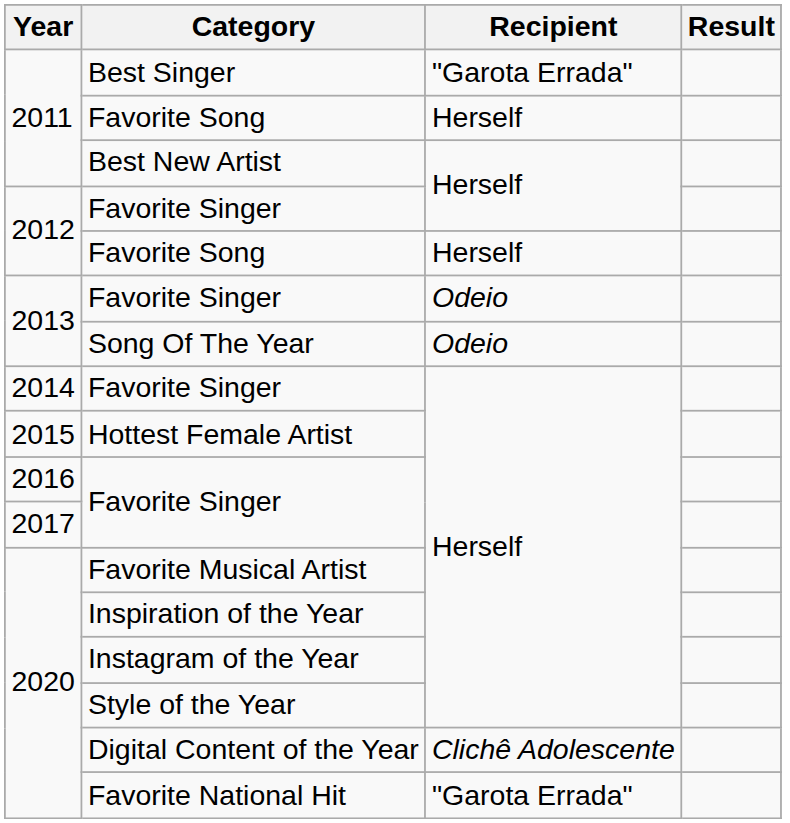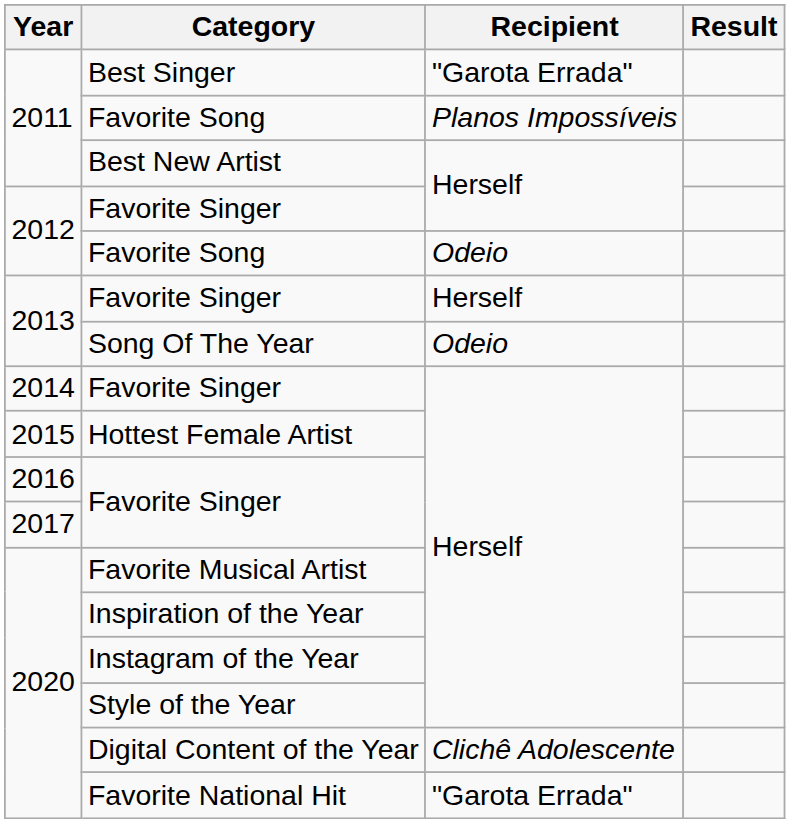(477, 117) Herself -> (555, 117) Planos Impossíveis
(477, 252) Herself -> (470, 252) Odeio
(470, 298) Odeio -> (477, 298) Herself
